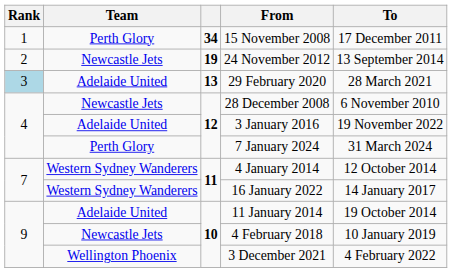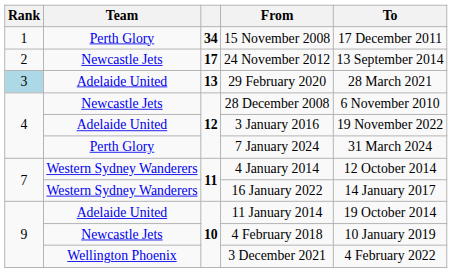(211, 59) 19 -> (211, 59) 17
